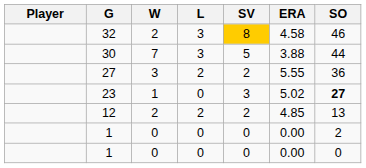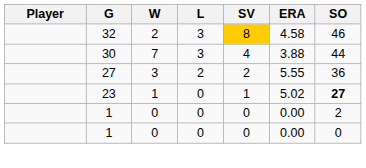(246, 53) 5 -> (246, 53) 4
(246, 93) 3 -> (246, 93) 1
- row: (109, 113)
